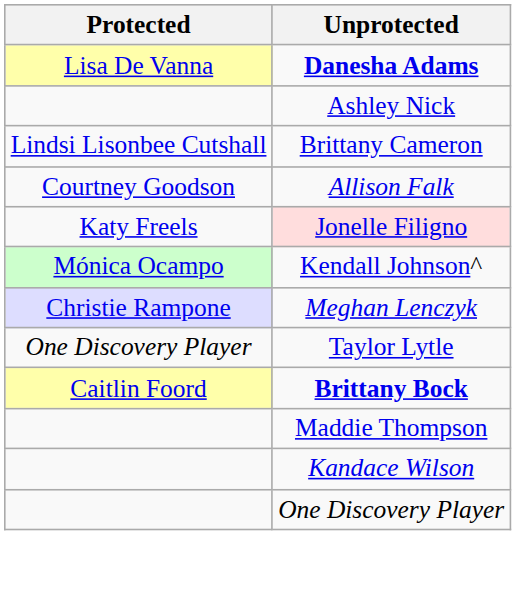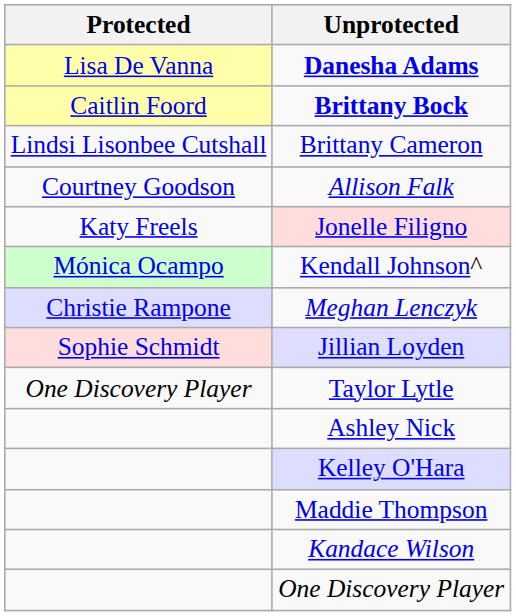rows swapped: (391, 387) <-> (391, 105)
+ row: (391, 347)
+ row: (391, 468)
